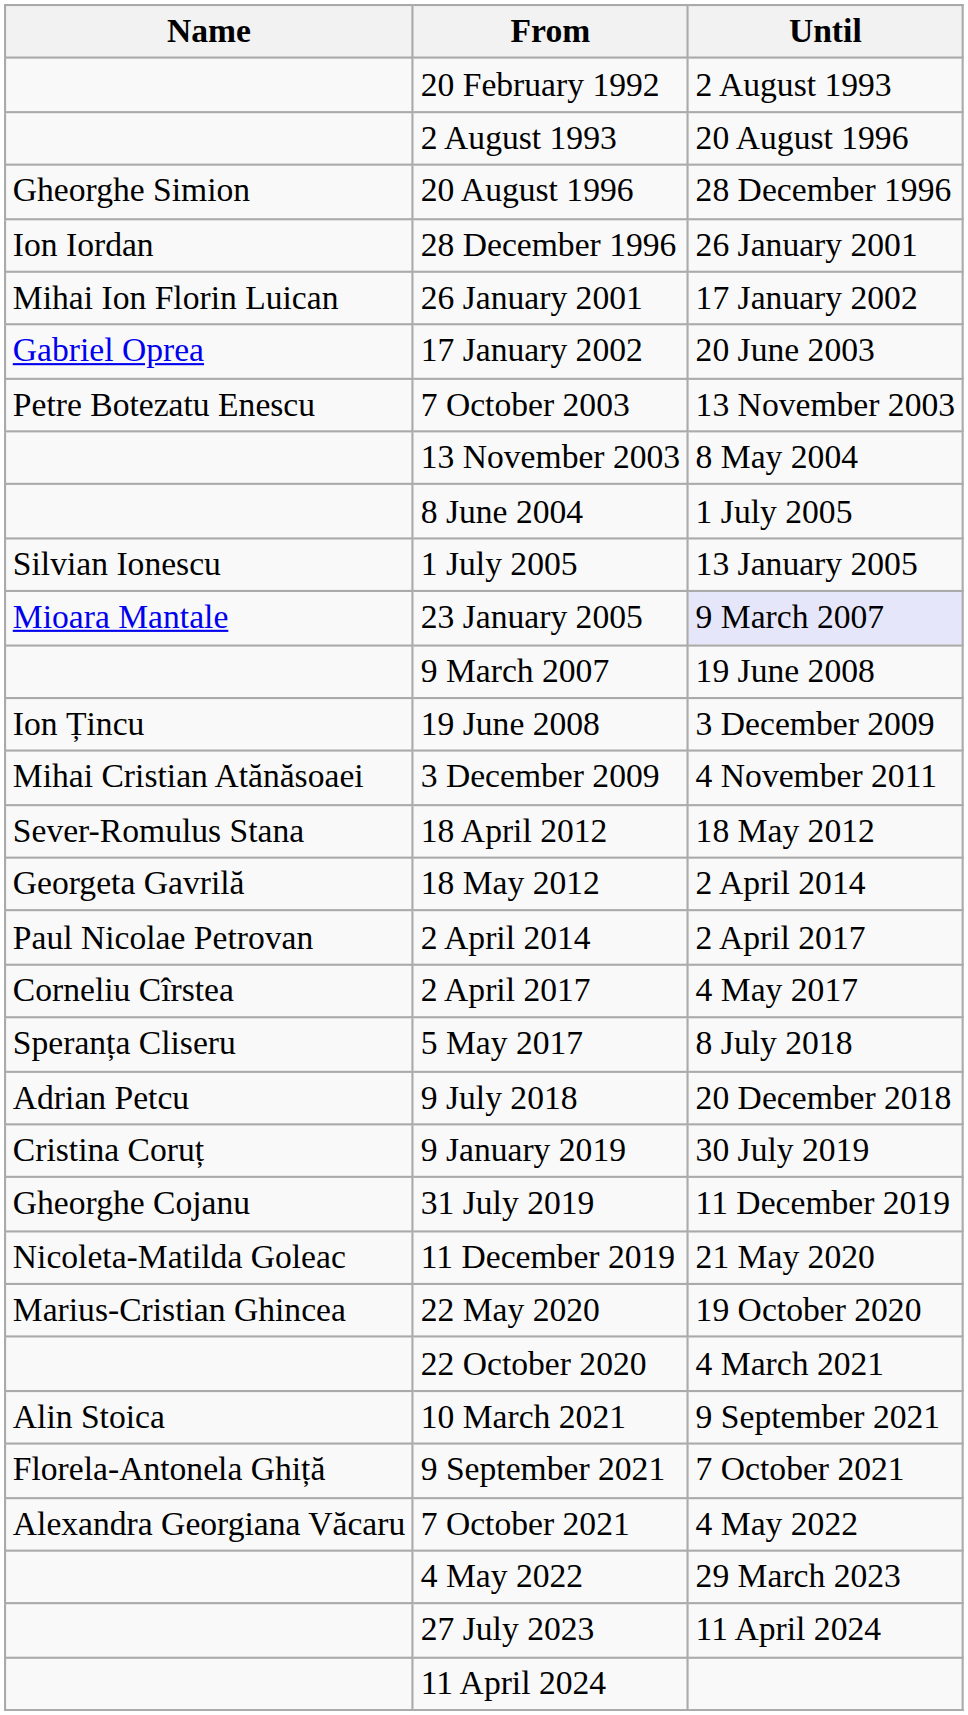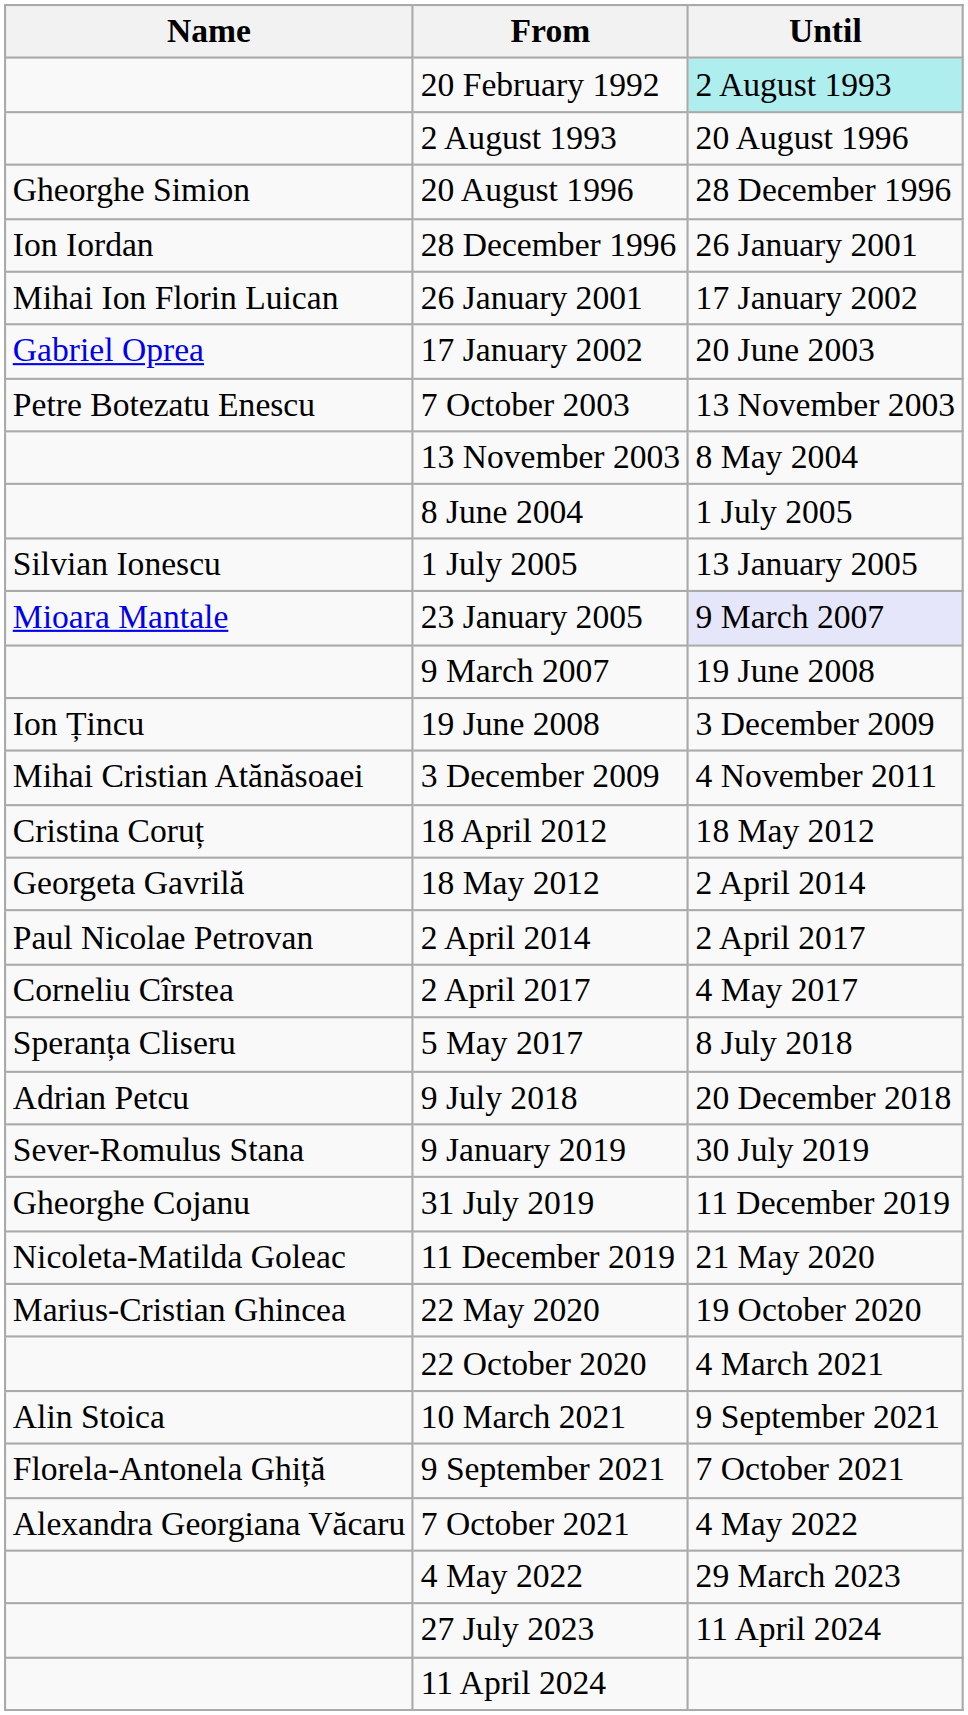(794, 84) no background -> (794, 84) paleturquoise background
(159, 830) Sever-Romulus Stana -> (108, 830) Cristina Coruț
(108, 1150) Cristina Coruț -> (159, 1150) Sever-Romulus Stana
